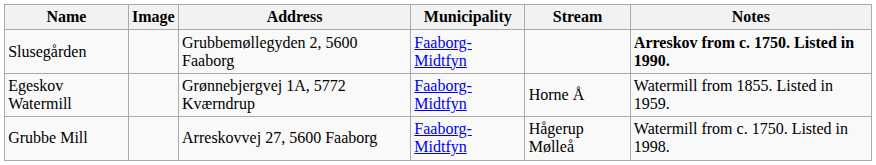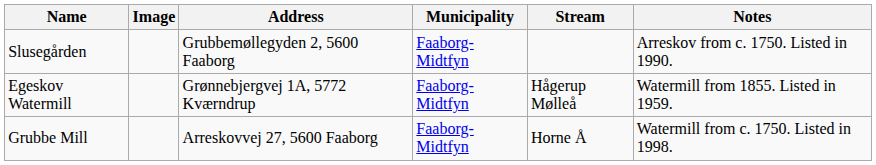(744, 51) bold -> (742, 51) normal
(556, 94) Horne Å -> (558, 94) Hågerup Mølleå
(556, 138) Hågerup Mølleå -> (559, 138) Horne Å
